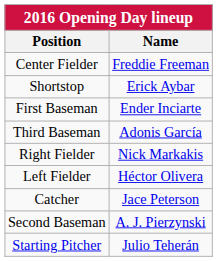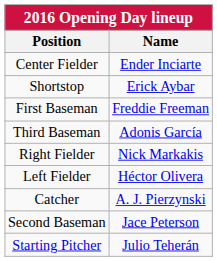(161, 64) Freddie Freeman -> (161, 64) Ender Inciarte
(161, 109) Ender Inciarte -> (161, 109) Freddie Freeman
(161, 199) Jace Peterson -> (161, 199) A. J. Pierzynski
(161, 222) A. J. Pierzynski -> (161, 222) Jace Peterson
